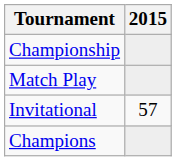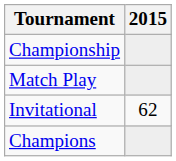(148, 110) 57 -> (148, 110) 62
